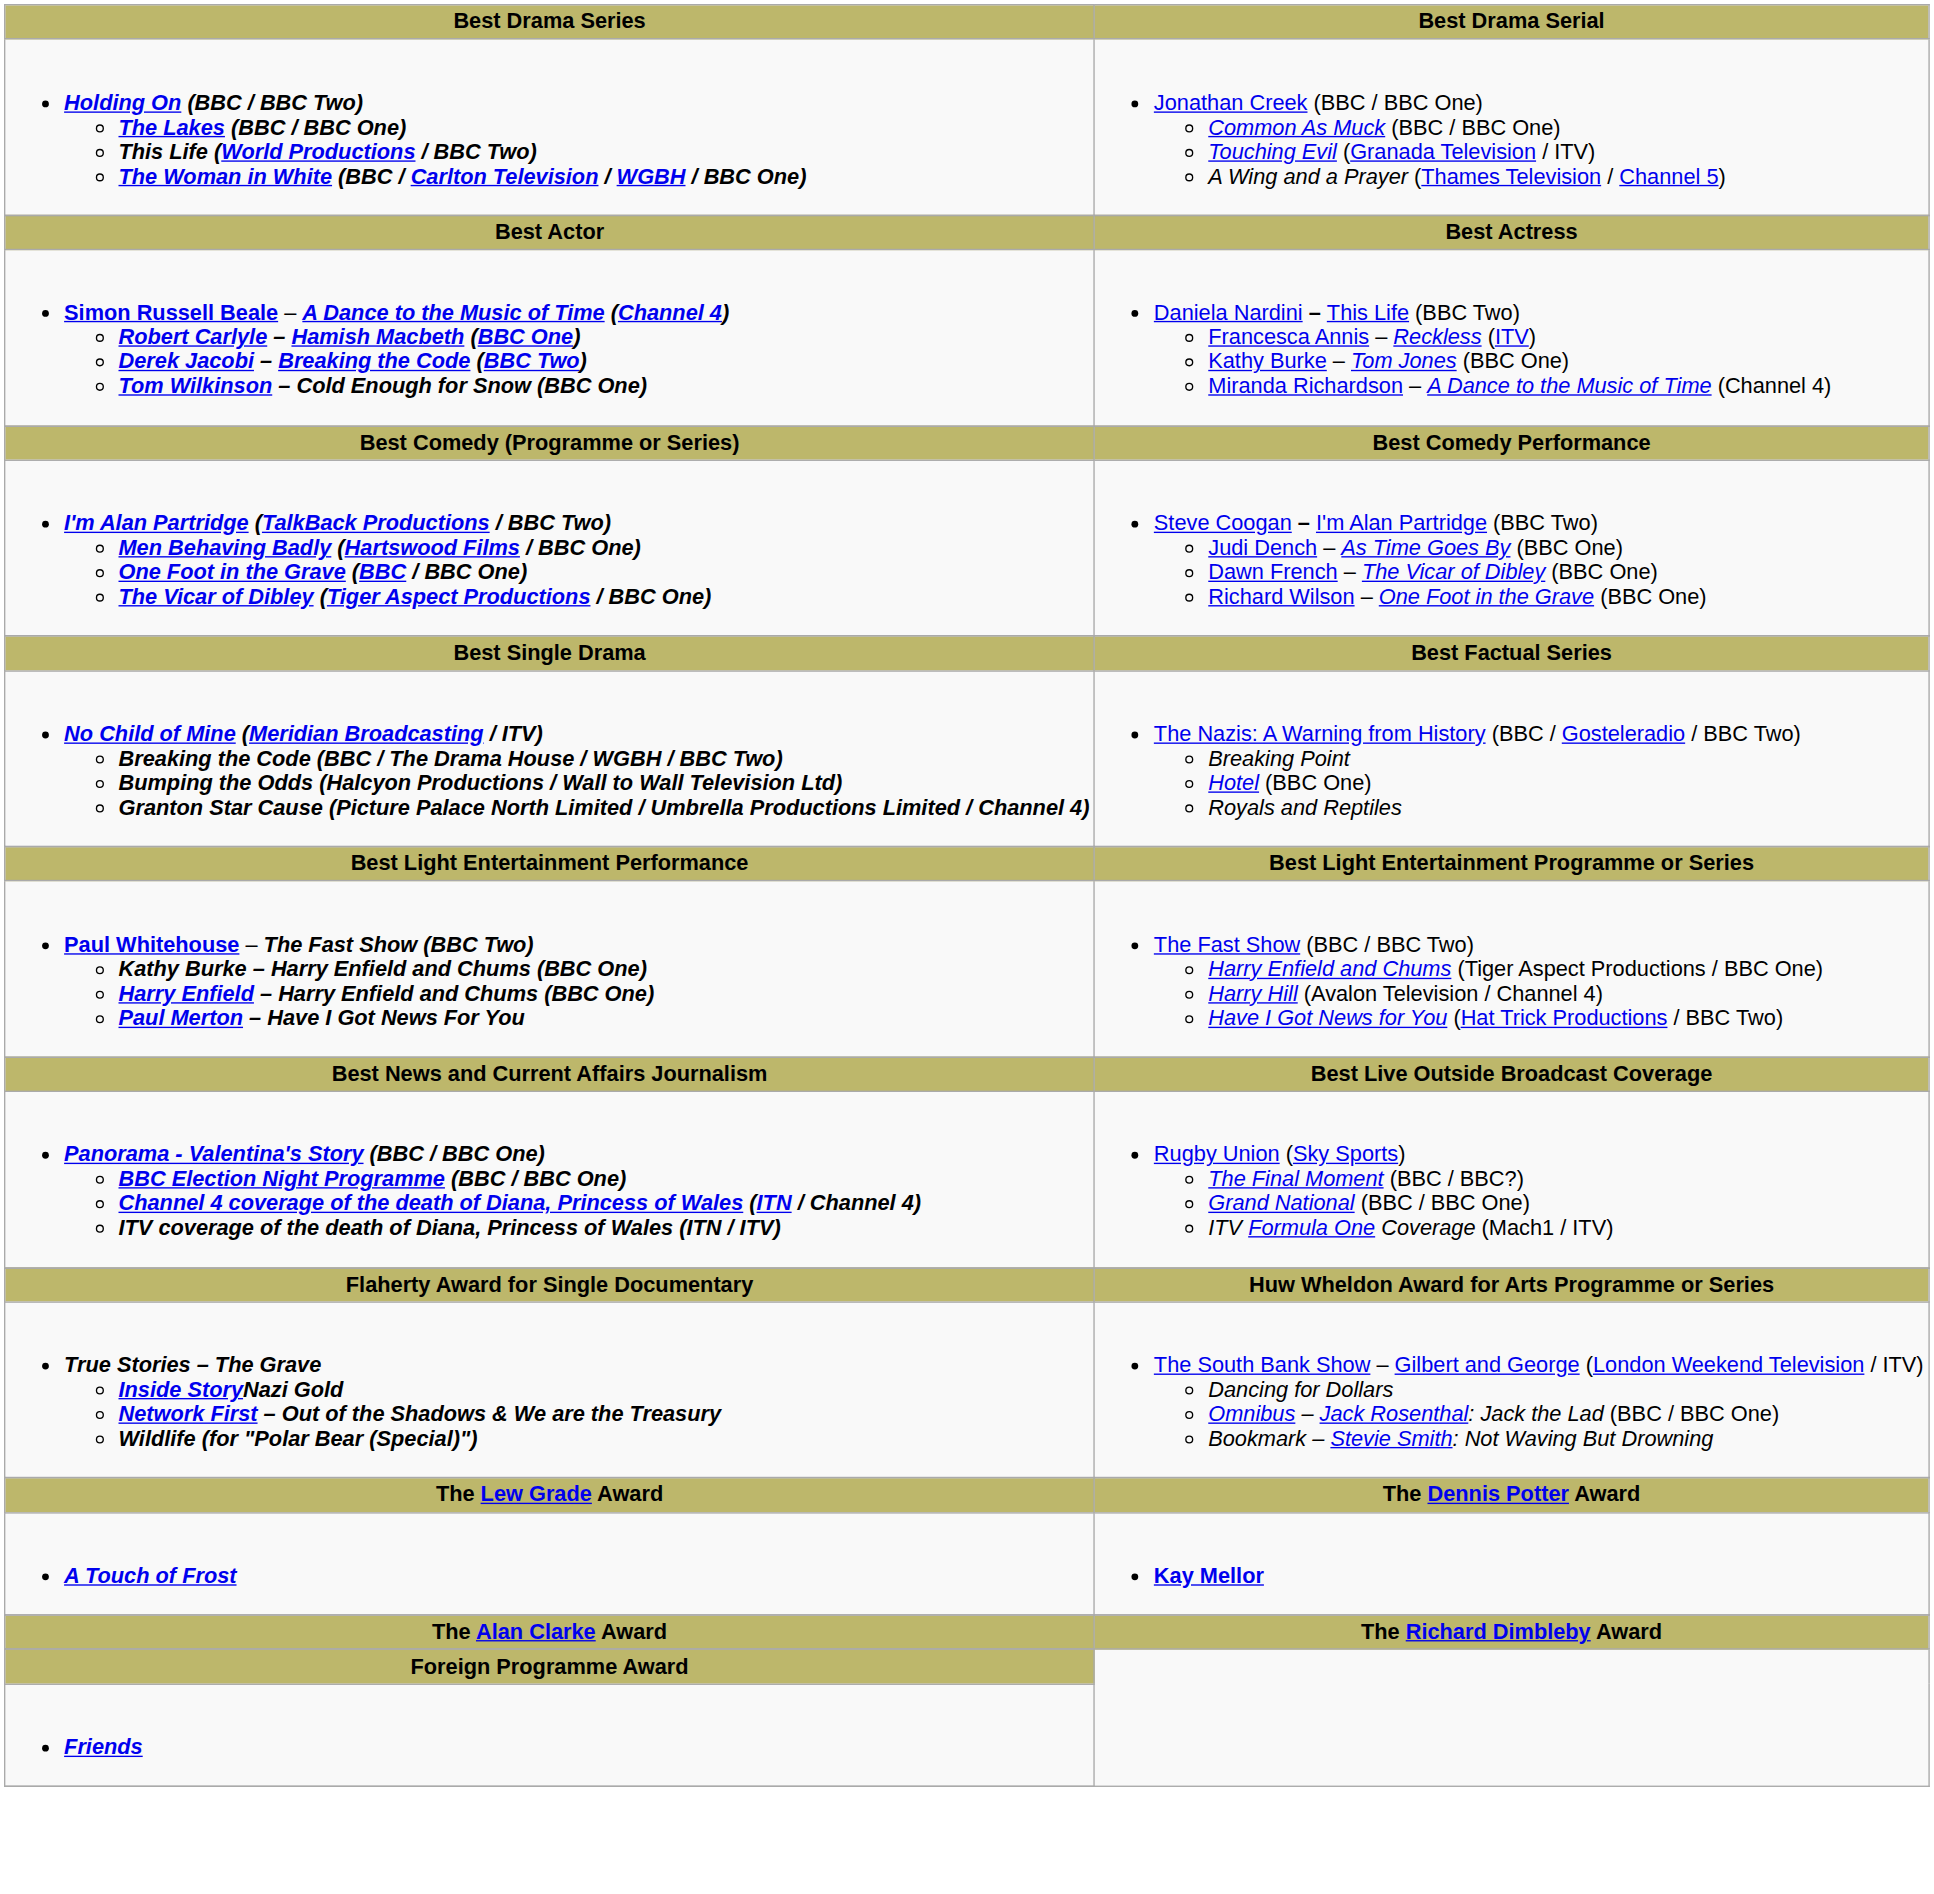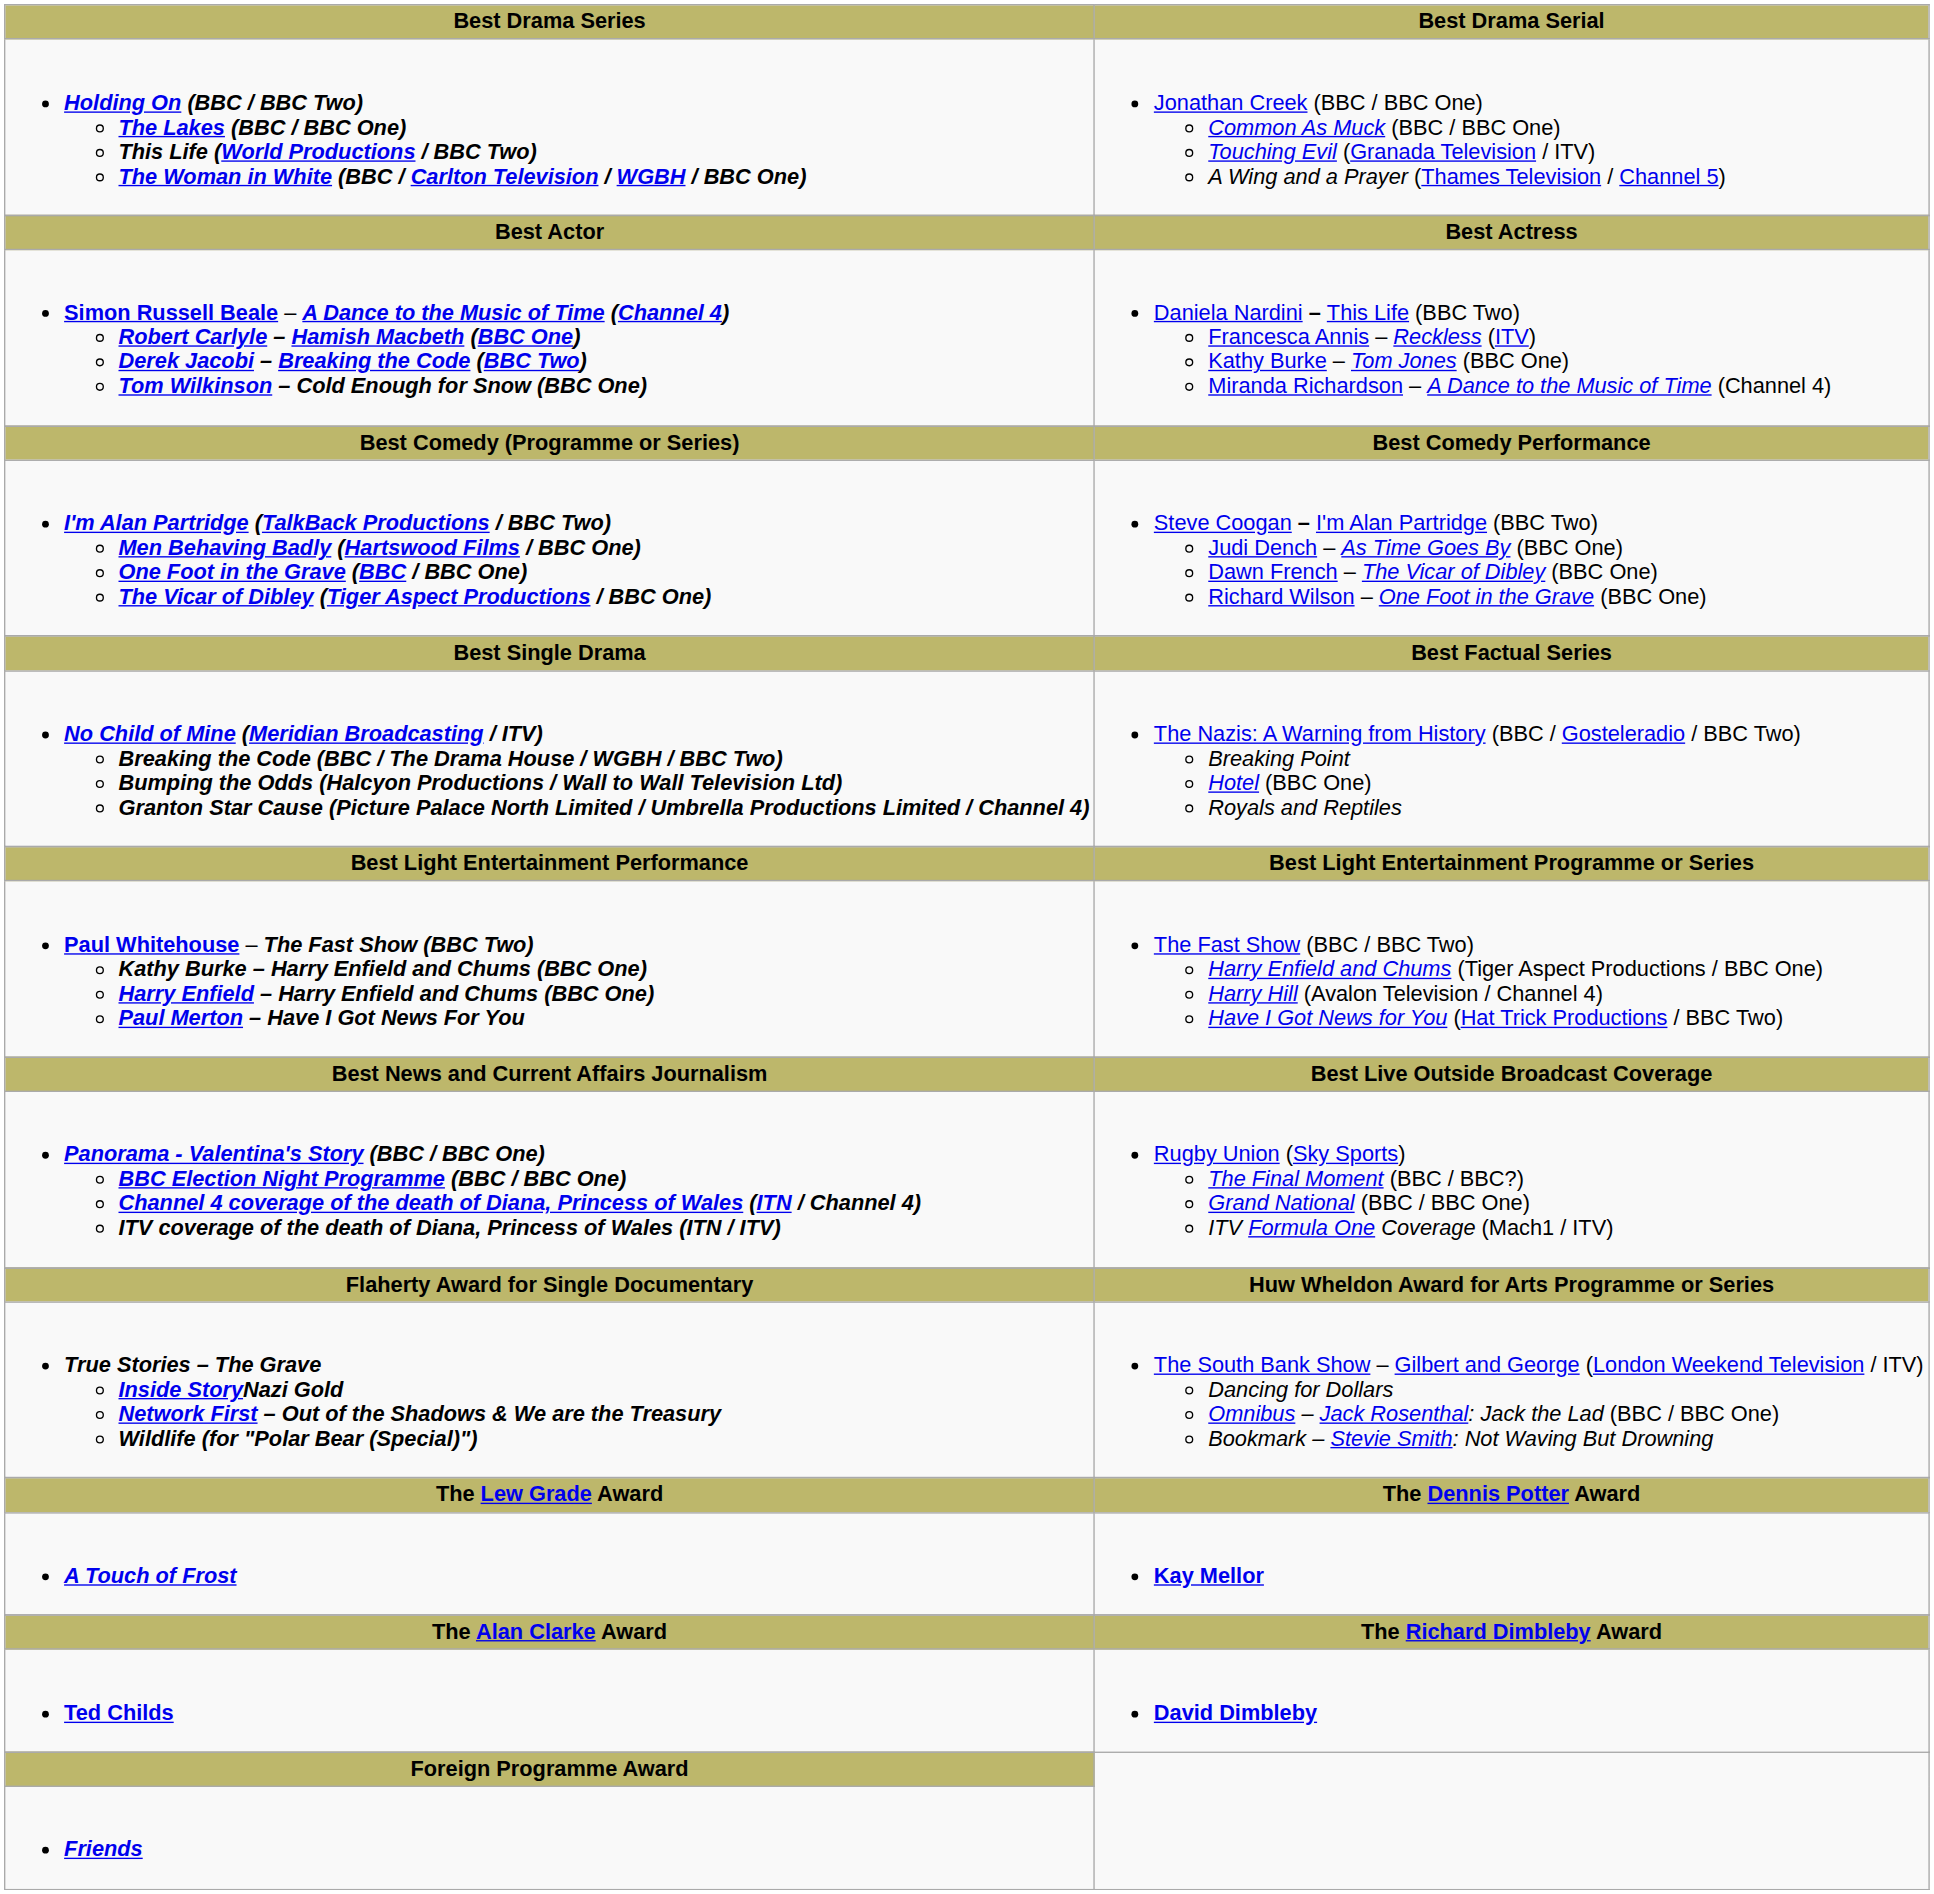+ row: (550, 1713)
